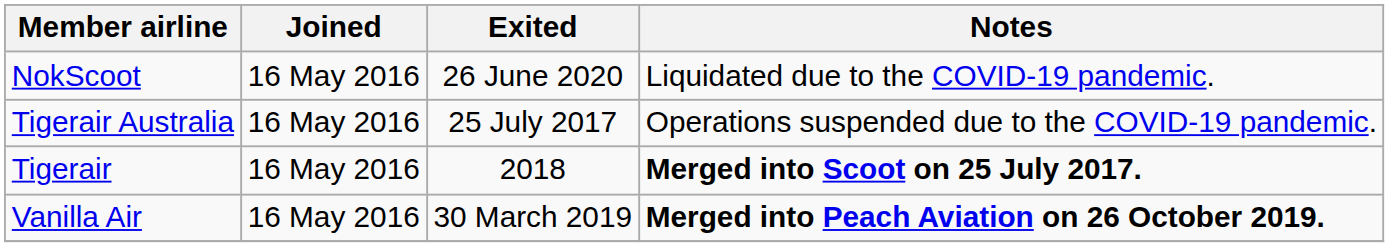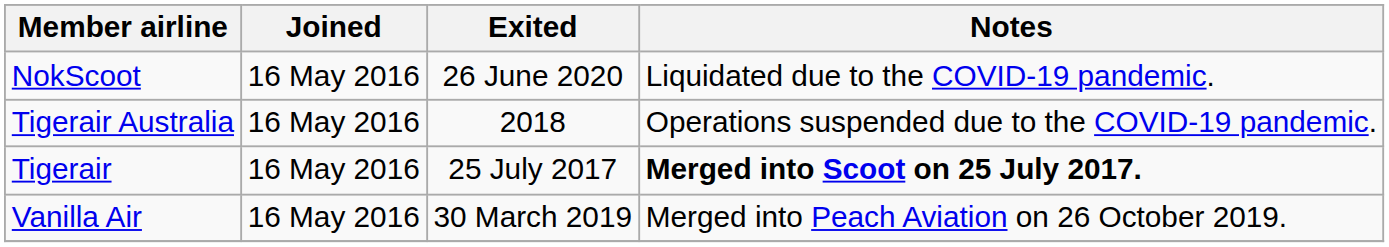(533, 122) 25 July 2017 -> (533, 122) 2018
(533, 169) 2018 -> (533, 169) 25 July 2017
(985, 216) bold -> (966, 216) normal
